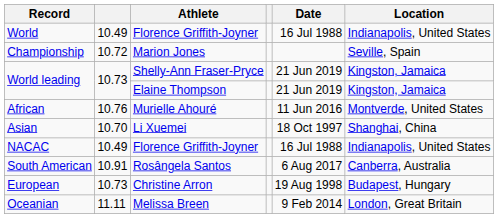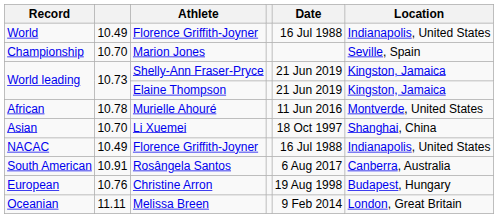(112, 52) 10.72 -> (112, 52) 10.70
(112, 109) 10.76 -> (112, 109) 10.78
(112, 185) 10.73 -> (112, 185) 10.76
